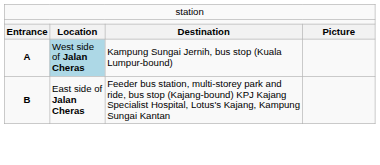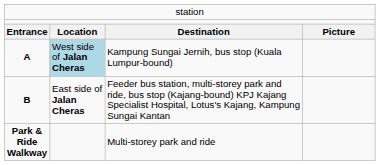+ row: (161, 142)
